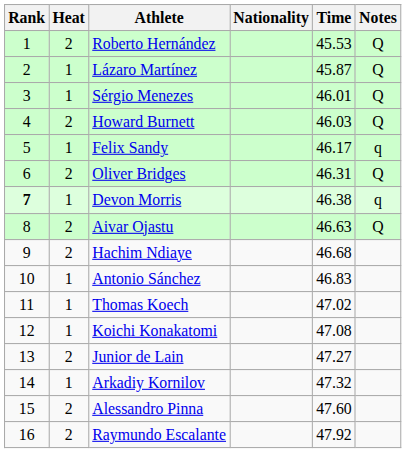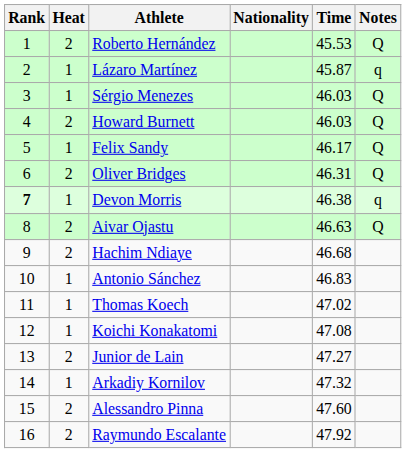(378, 69) Q -> (378, 69) q
(334, 95) 46.01 -> (334, 95) 46.03
(378, 148) q -> (378, 148) Q
